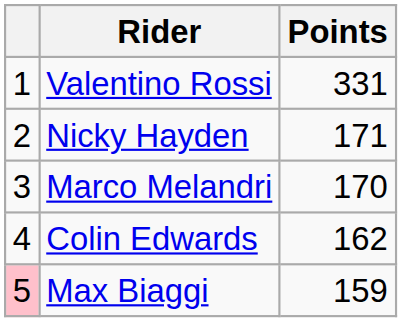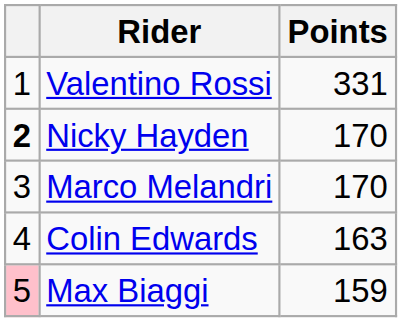(22, 135) normal -> (22, 135) bold
(360, 135) 171 -> (360, 135) 170
(360, 239) 162 -> (360, 239) 163
